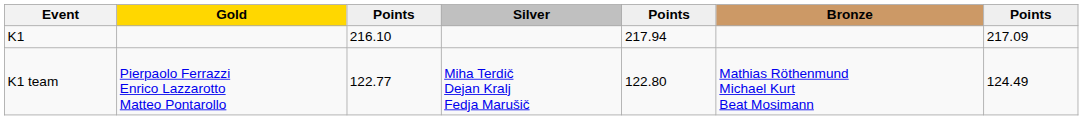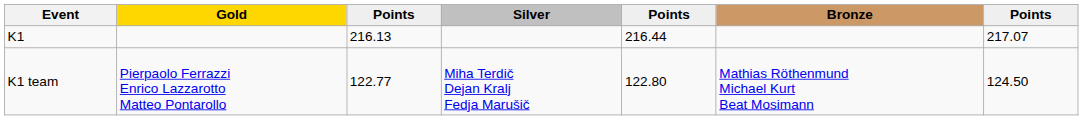(371, 36) 216.10 -> (371, 36) 216.13
(646, 36) 217.94 -> (646, 36) 216.44
(1007, 36) 217.09 -> (1007, 36) 217.07
(1007, 81) 124.49 -> (1007, 81) 124.50
